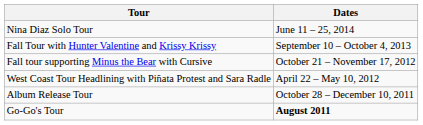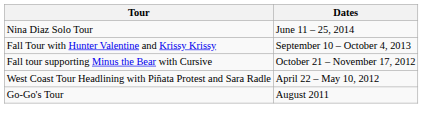- row: (50, 95)
(303, 111) bold -> (302, 95) normal
